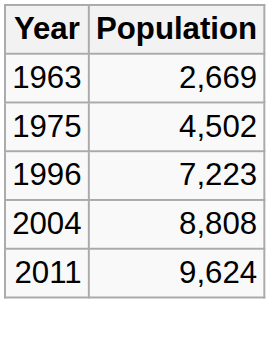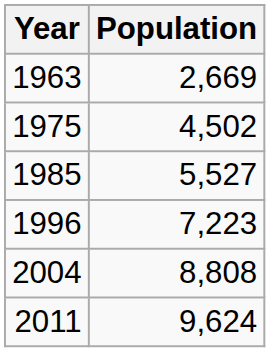+ row: (47, 175)
